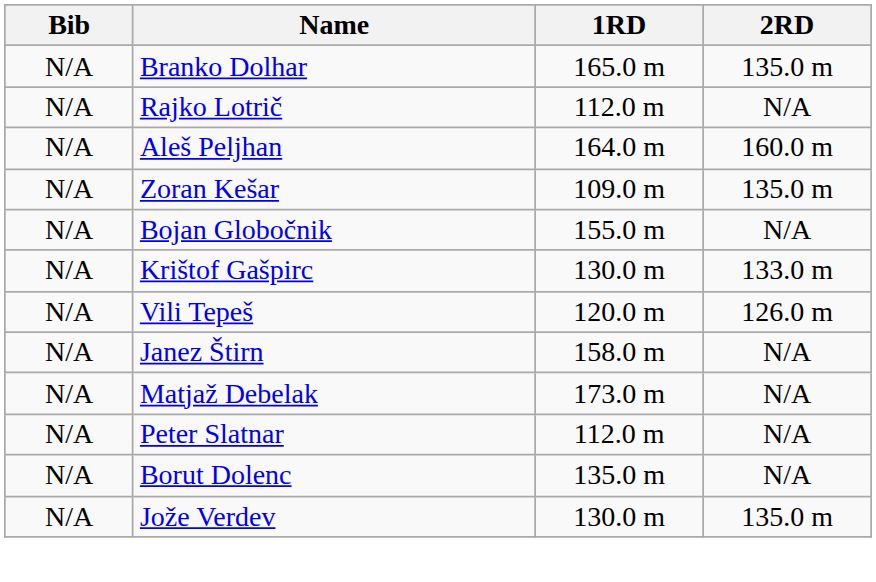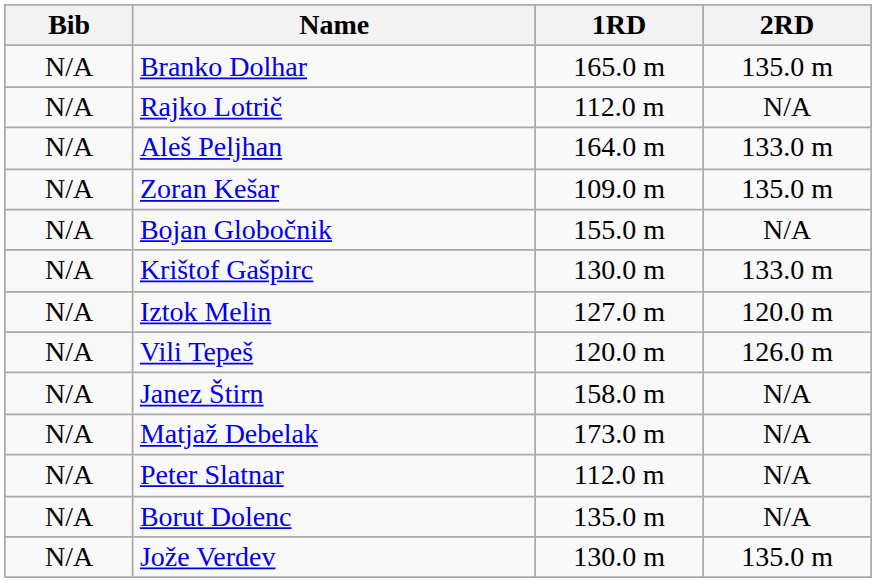(787, 147) 160.0 m -> (787, 147) 133.0 m
+ row: (206, 311)
